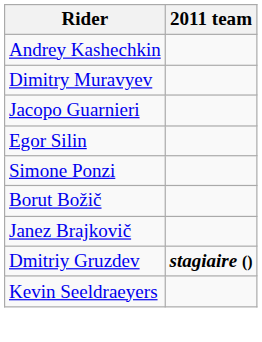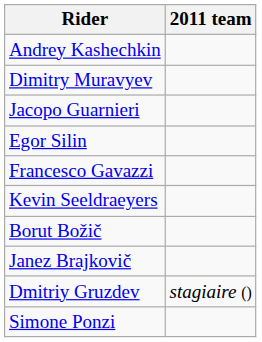+ row: (81, 170)
rows swapped: (83, 291) <-> (62, 170)
(211, 261) bold -> (211, 291) normal
